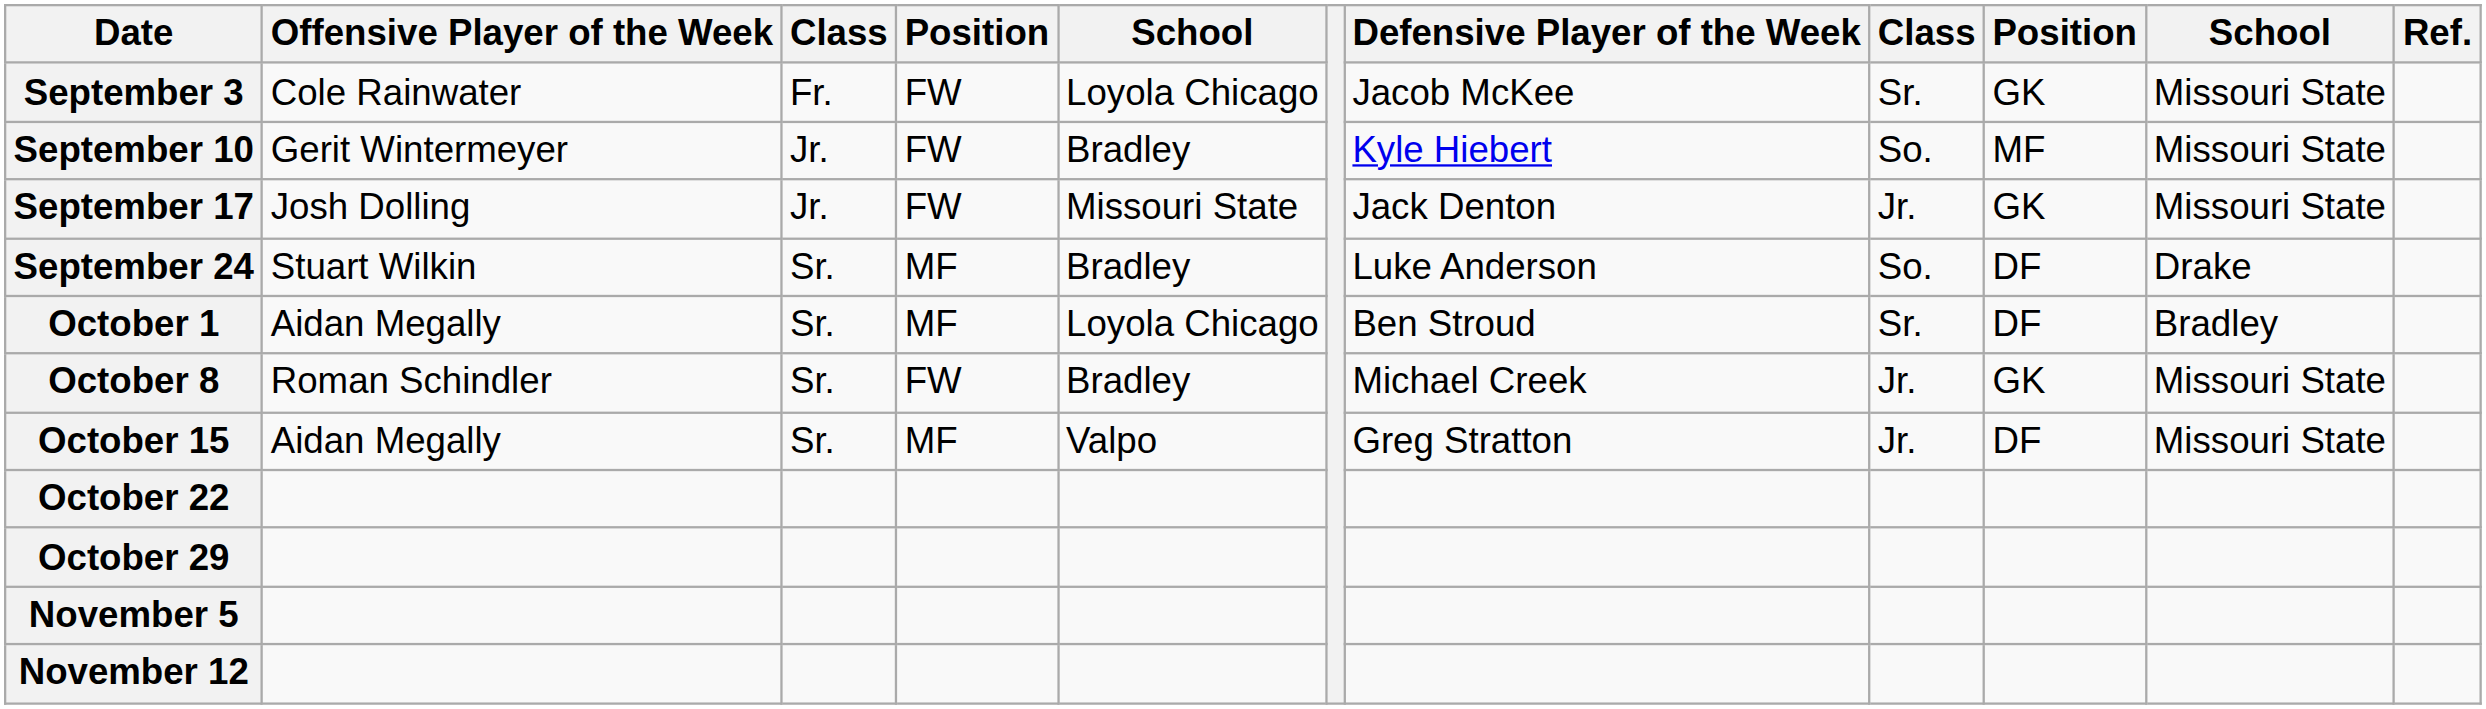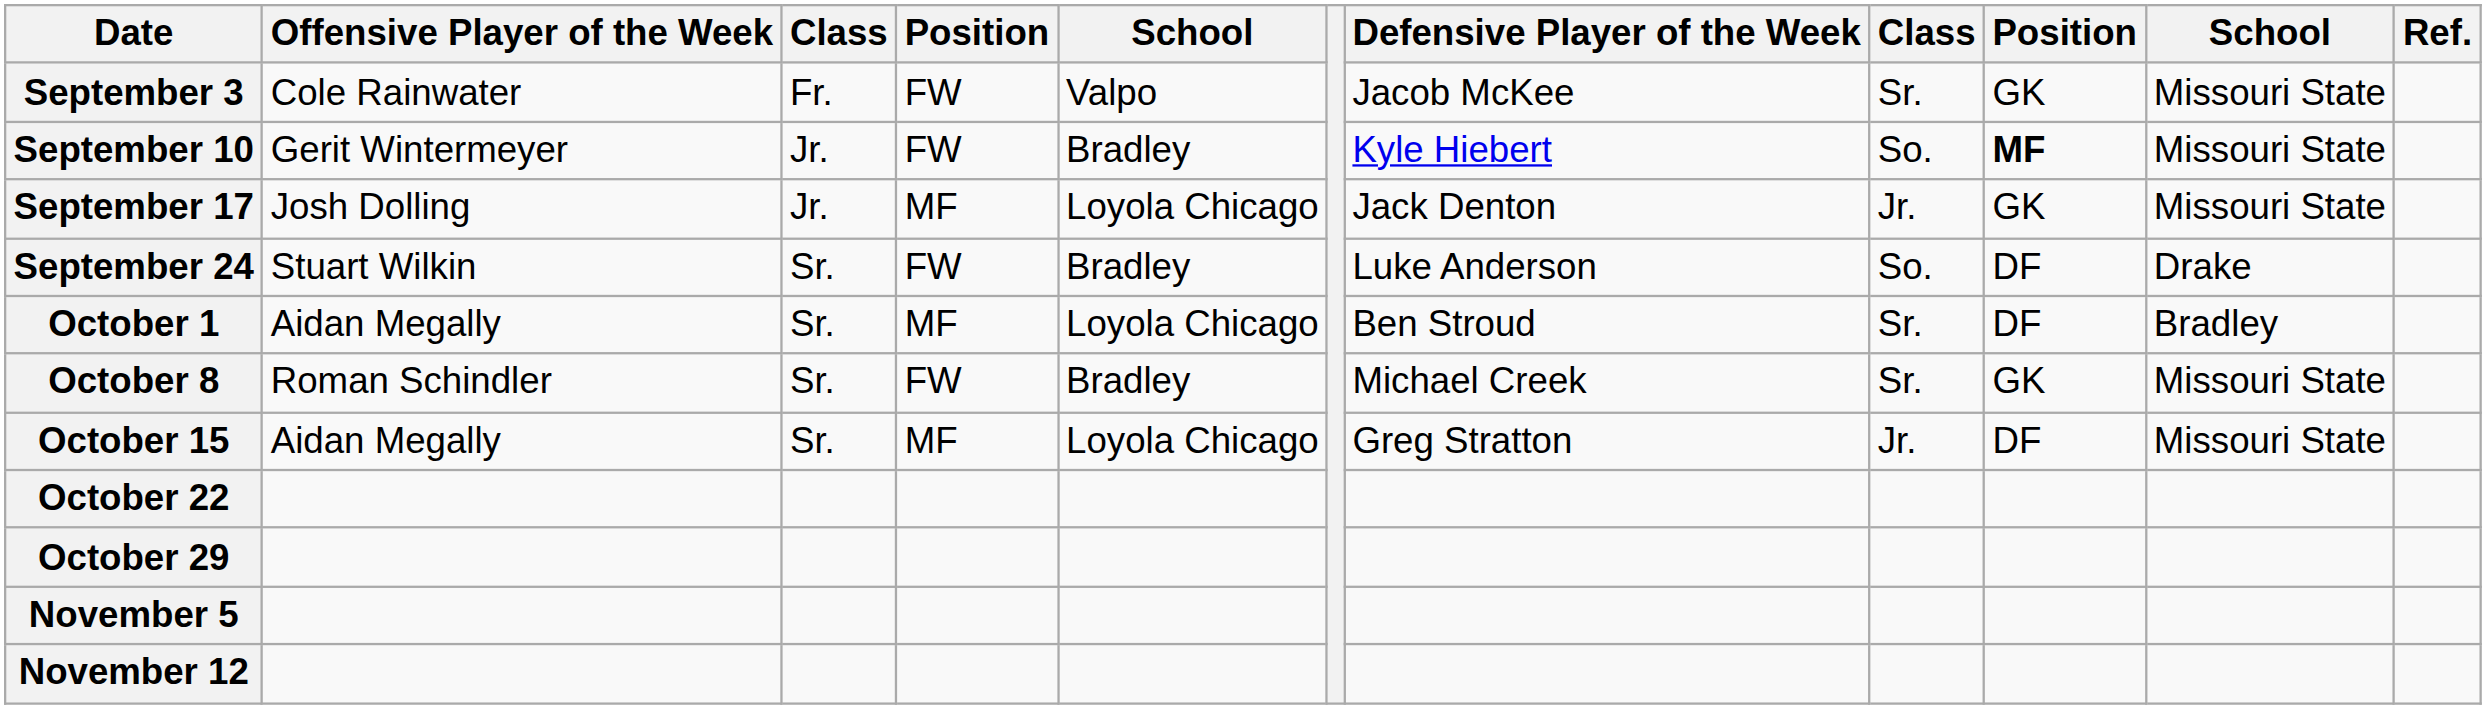(1192, 91) Loyola Chicago -> (1112, 91) Valpo
(2019, 149) normal -> (2019, 149) bold
(933, 207) FW -> (931, 207) MF
(1182, 207) Missouri State -> (1192, 207) Loyola Chicago
(931, 265) MF -> (933, 265) FW
(1897, 382) Jr. -> (1900, 382) Sr.
(1112, 440) Valpo -> (1192, 440) Loyola Chicago
